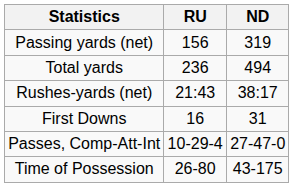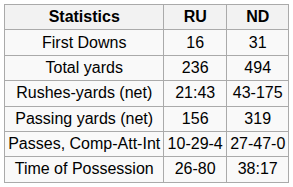rows swapped: (84, 118) <-> (84, 42)
(258, 93) 38:17 -> (258, 93) 43-175
(258, 169) 43-175 -> (258, 169) 38:17
